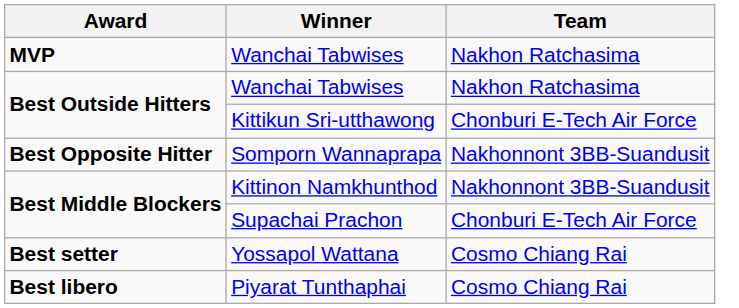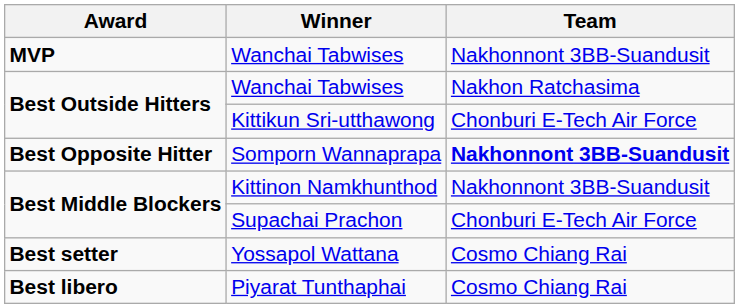(545, 54) Nakhon Ratchasima -> (580, 54) Nakhonnont 3BB-Suandusit
(580, 154) normal -> (590, 154) bold
